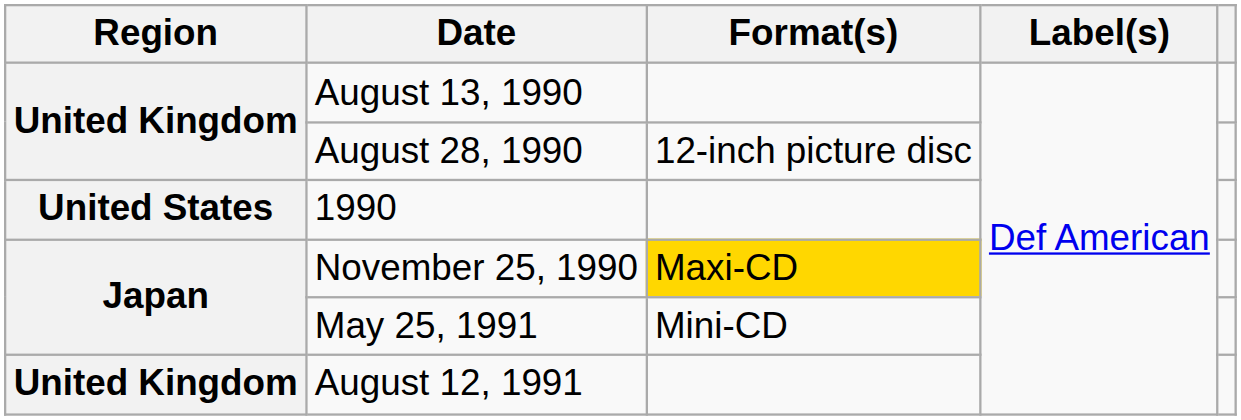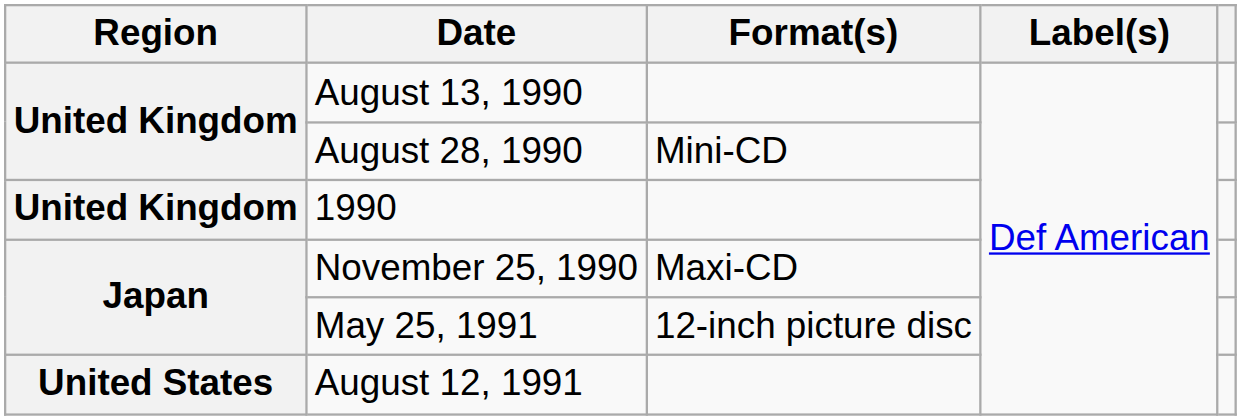(813, 150) 12-inch picture disc -> (721, 150) Mini-CD
(156, 208) United States -> (156, 208) United Kingdom
(726, 267) gold background -> (726, 267) no background
(721, 325) Mini-CD -> (813, 325) 12-inch picture disc
(156, 383) United Kingdom -> (156, 383) United States
